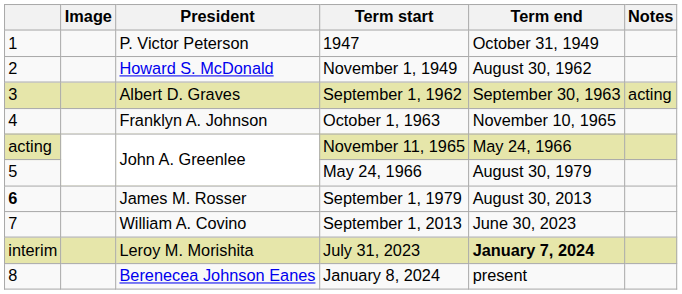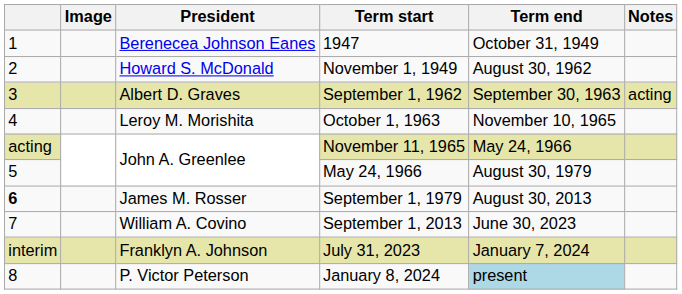(184, 43) P. Victor Peterson -> (217, 43) Berenecea Johnson Eanes
(193, 120) Franklyn A. Johnson -> (187, 120) Leroy M. Morishita
(187, 250) Leroy M. Morishita -> (193, 250) Franklyn A. Johnson
(533, 250) bold -> (531, 250) normal
(217, 276) Berenecea Johnson Eanes -> (184, 276) P. Victor Peterson
(500, 276) no background -> (500, 276) lightblue background
